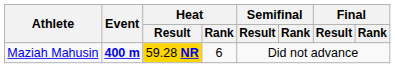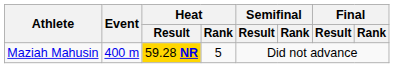(122, 53) bold -> (122, 53) normal
(219, 53) 6 -> (218, 53) 5
